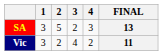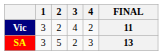rows swapped: (20, 27) <-> (20, 43)
